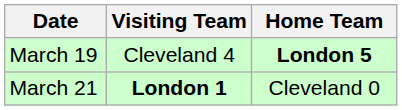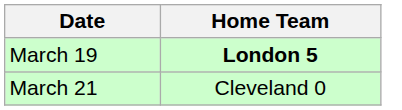- column: (179, 21)
